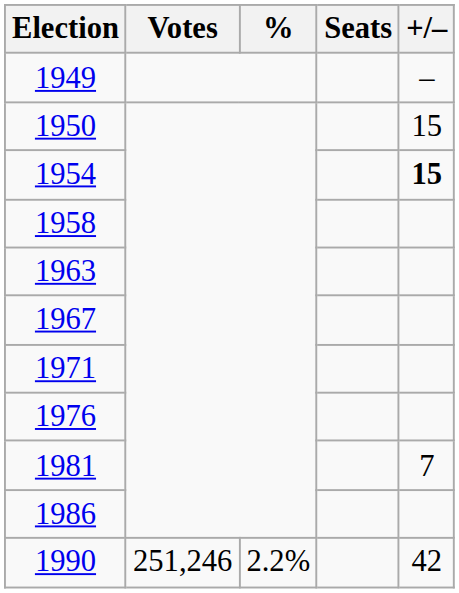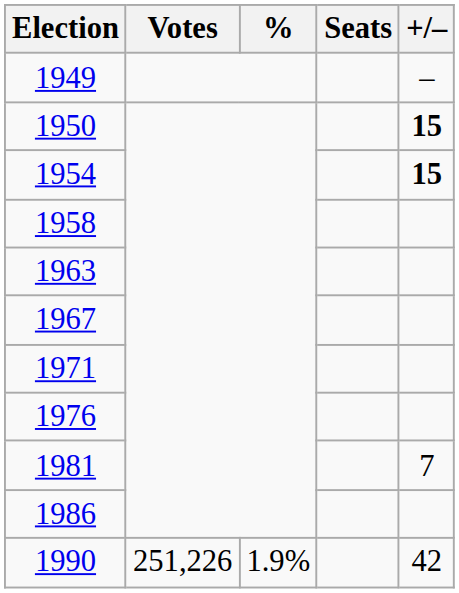(427, 125) normal -> (427, 125) bold
(183, 561) 251,246 -> (183, 561) 251,226
(278, 561) 2.2% -> (278, 561) 1.9%
